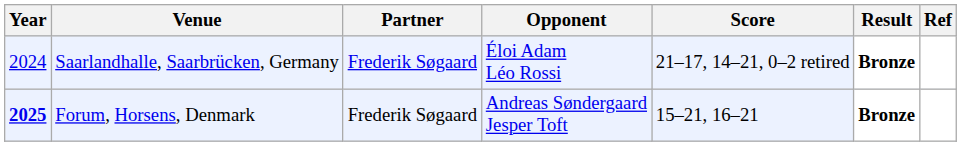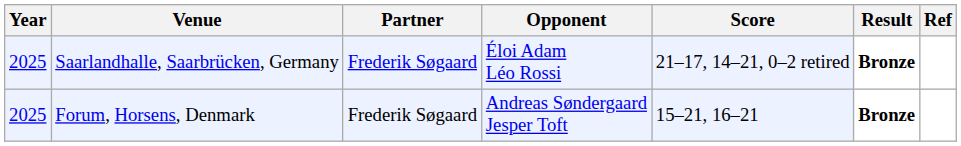(28, 62) 2024 -> (28, 62) 2025
(28, 115) bold -> (28, 115) normal
